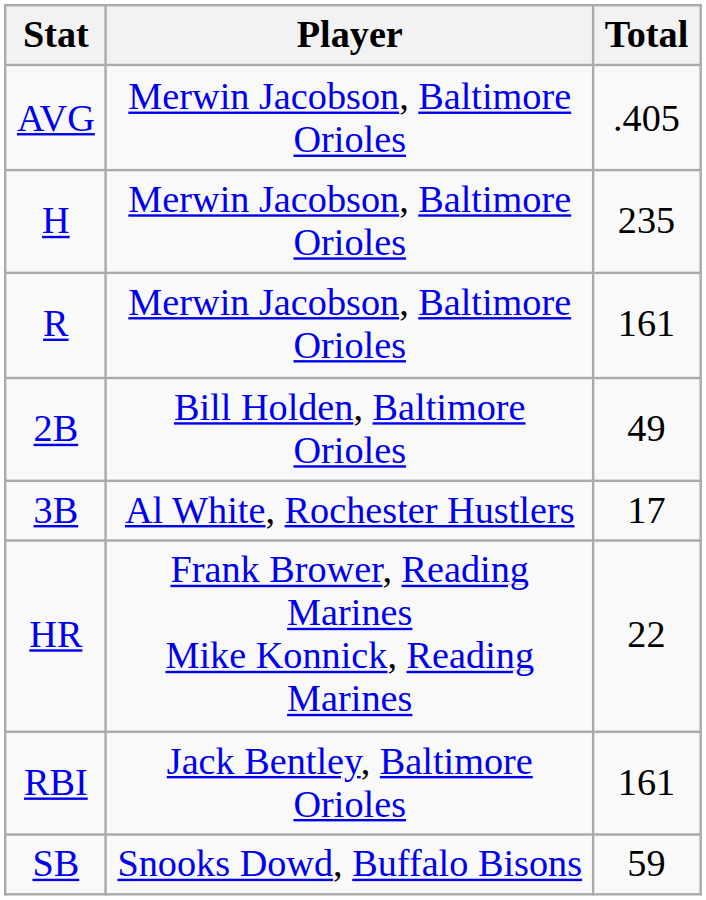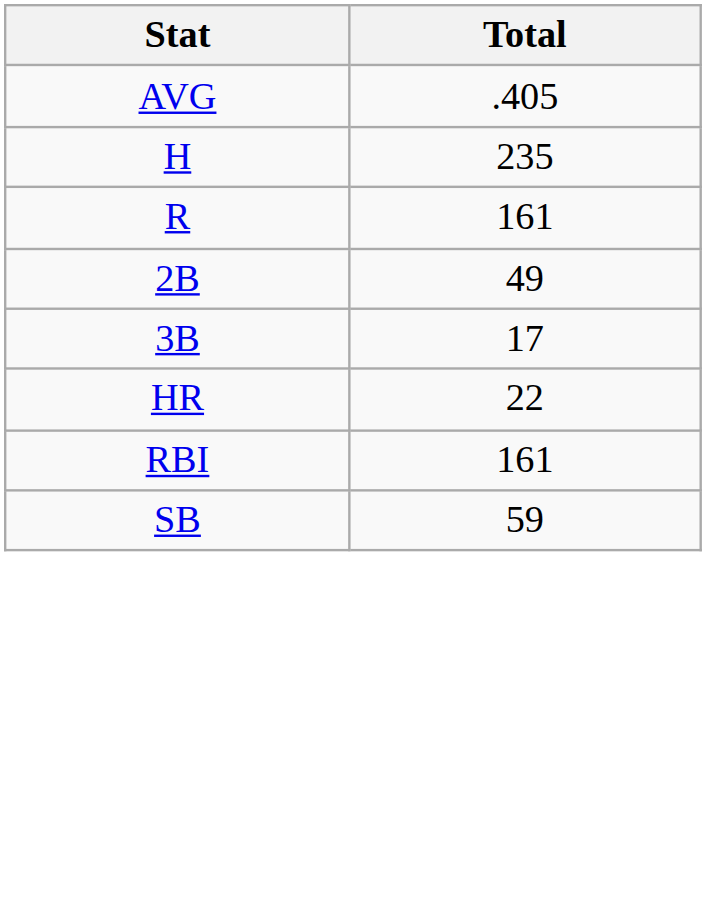- column: (350, 34)
